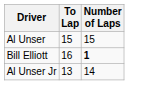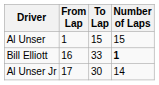+ column: (74, 18)
(67, 55) 16 -> (97, 55) 33
(67, 71) 13 -> (97, 71) 30
